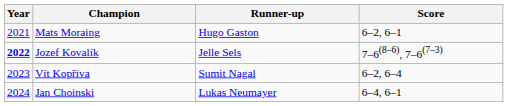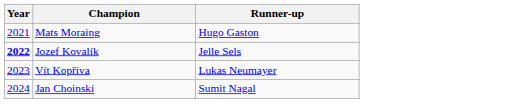- column: (431, 14)
(227, 73) Sumit Nagal -> (237, 70) Lukas Neumayer
(237, 92) Lukas Neumayer -> (227, 89) Sumit Nagal
